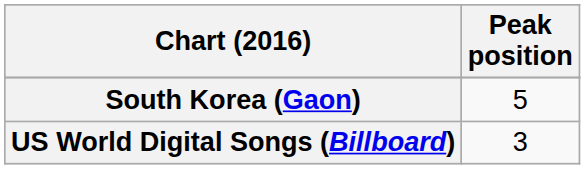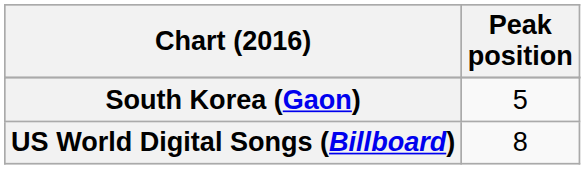(520, 142) 3 -> (520, 142) 8
